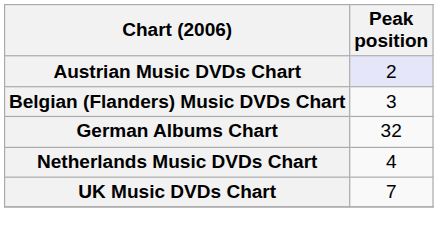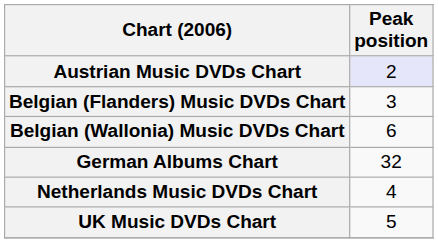+ row: (177, 131)
(391, 191) 7 -> (391, 222) 5
